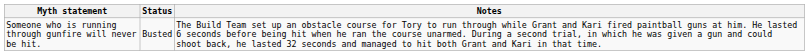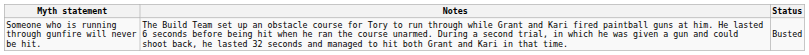columns swapped: (157, 11) <-> (489, 11)
